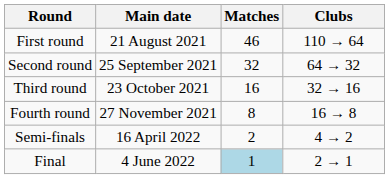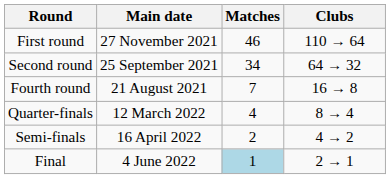(158, 40) 21 August 2021 -> (159, 40) 27 November 2021
(252, 64) 32 -> (253, 64) 34
- row: (50, 88)
(158, 112) 27 November 2021 -> (159, 88) 21 August 2021
(252, 112) 8 -> (253, 88) 7
+ row: (50, 112)
